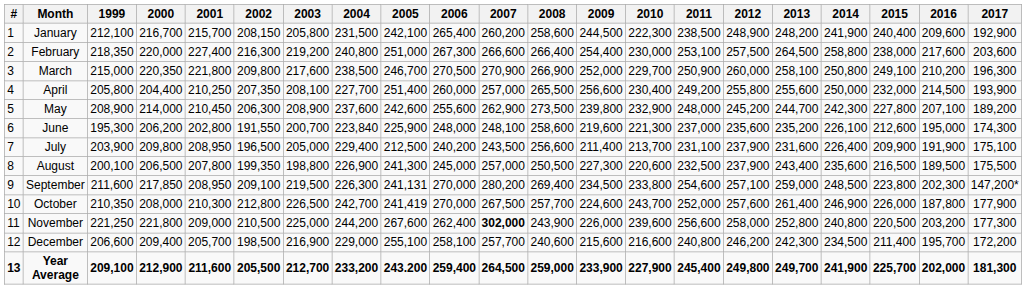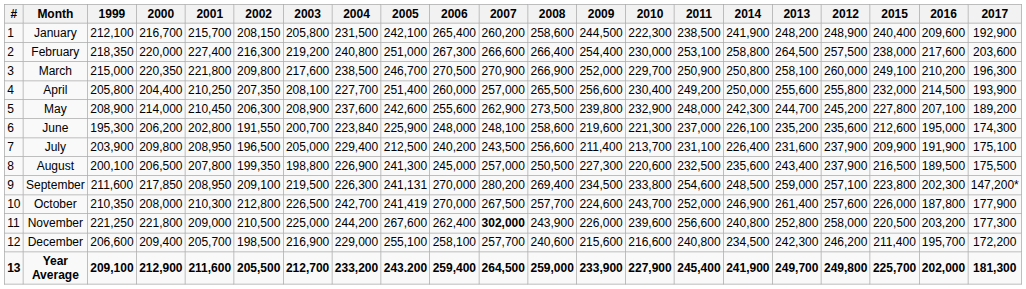columns swapped: (748, 14) <-> (846, 14)
